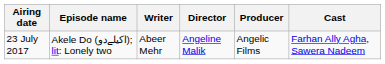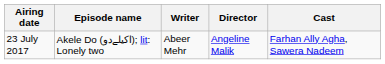- column: (262, 17)
